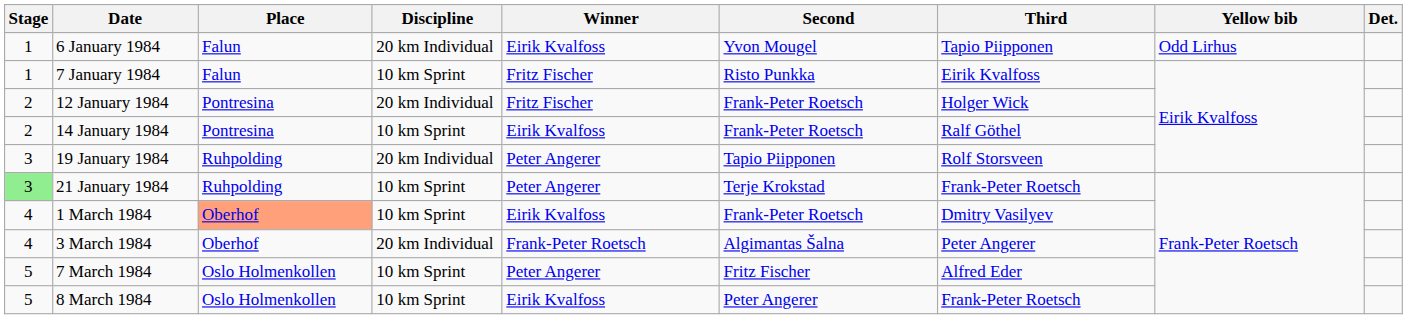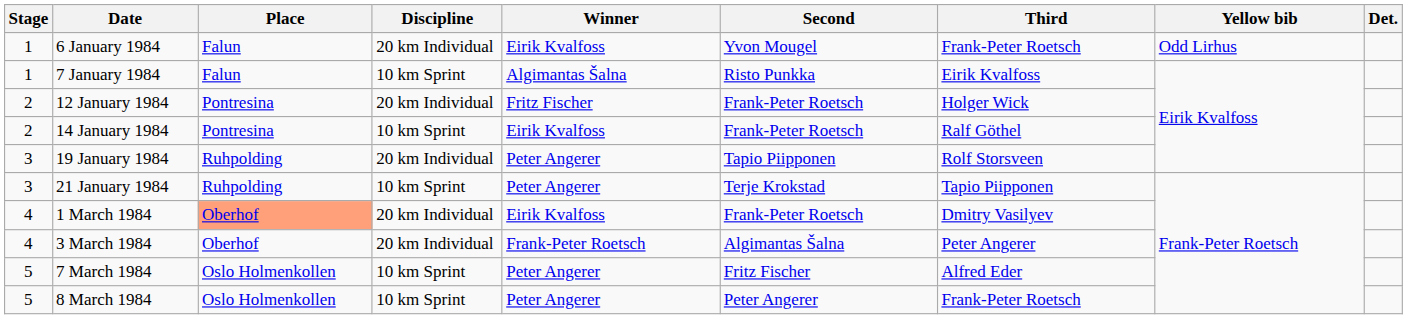(997, 46) Tapio Piipponen -> (1011, 46) Frank-Peter Roetsch
(550, 74) Fritz Fischer -> (566, 74) Algimantas Šalna
(28, 187) lightgreen background -> (28, 187) no background
(1011, 187) Frank-Peter Roetsch -> (997, 187) Tapio Piipponen
(421, 215) 10 km Sprint -> (435, 215) 20 km Individual
(556, 299) Eirik Kvalfoss -> (553, 299) Peter Angerer
